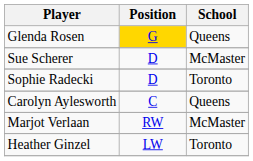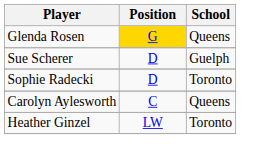(217, 58) McMaster -> (209, 58) Guelph
- row: (48, 123)
